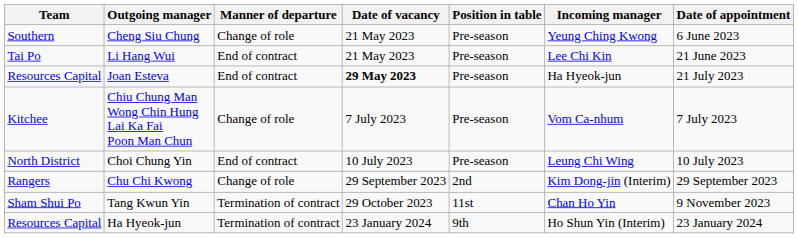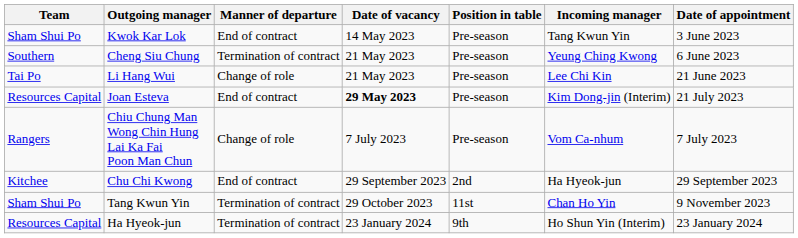+ row: (147, 35)
(256, 35) Change of role -> (278, 55) Termination of contract
(257, 55) End of contract -> (256, 76) Change of role
(584, 76) Ha Hyeok-jun -> (609, 96) Kim Dong-jin (Interim)
(28, 118) Kitchee -> (29, 139) Rangers
- row: (150, 161)
(29, 181) Rangers -> (28, 181) Kitchee
(256, 181) Change of role -> (257, 181) End of contract
(609, 181) Kim Dong-jin (Interim) -> (584, 181) Ha Hyeok-jun
